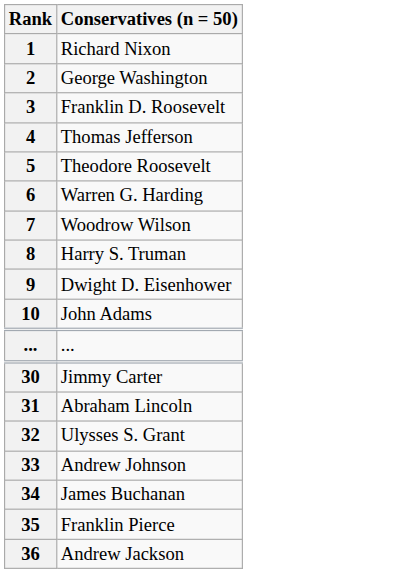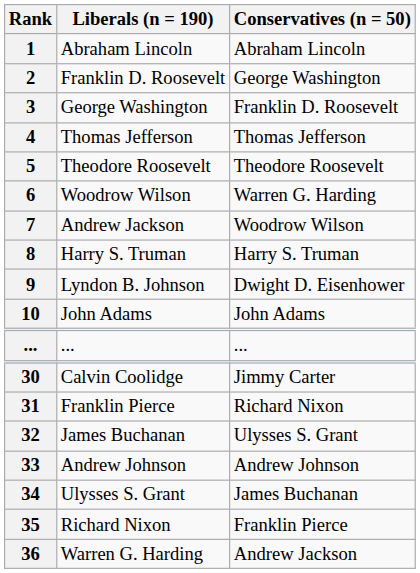+ column: (143, 19)
(116, 48) Richard Nixon -> (299, 48) Abraham Lincoln
(126, 406) Abraham Lincoln -> (289, 406) Richard Nixon
